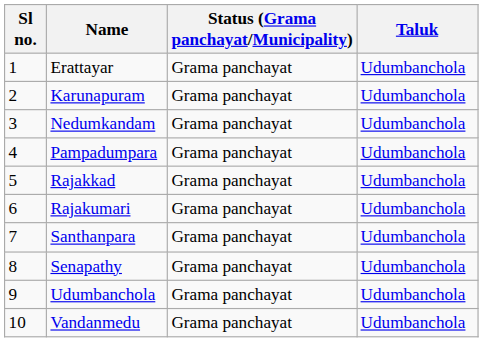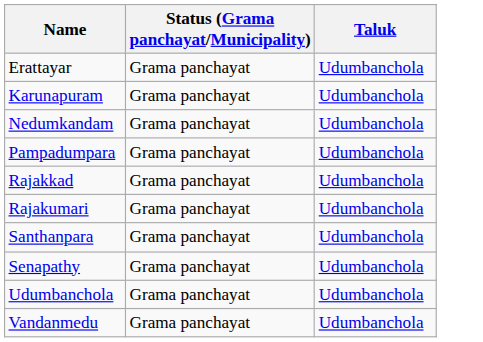- column: (26, 29)
